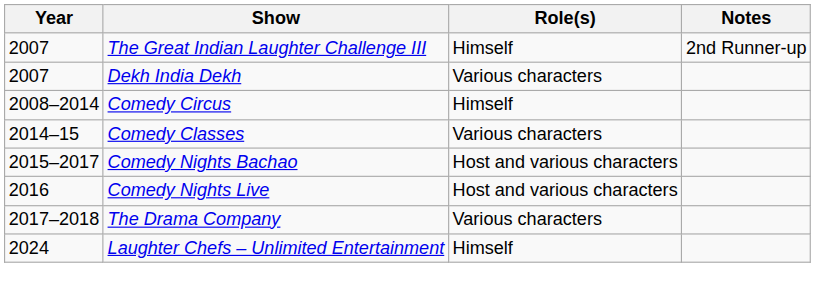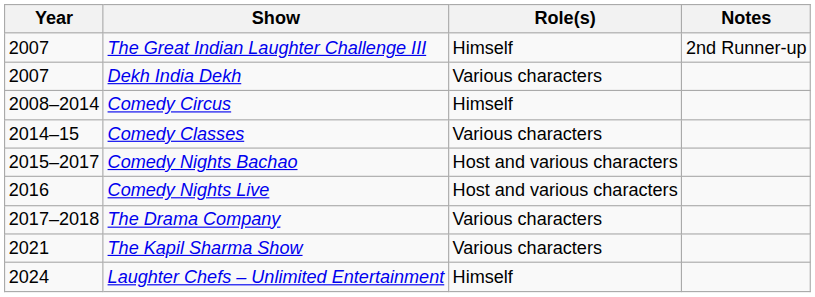+ row: (205, 248)
